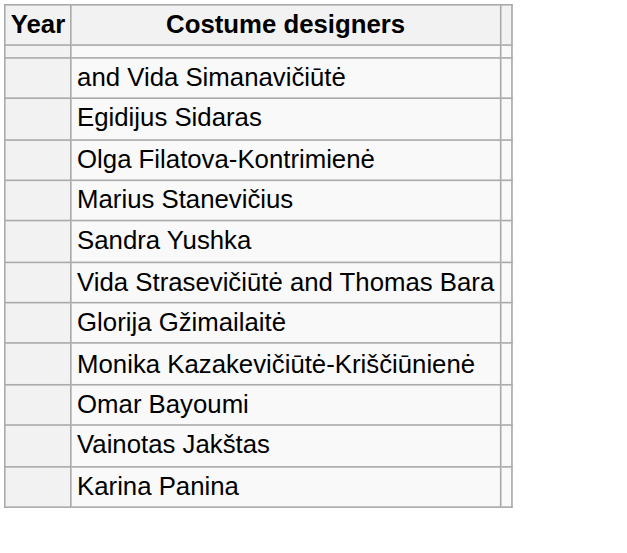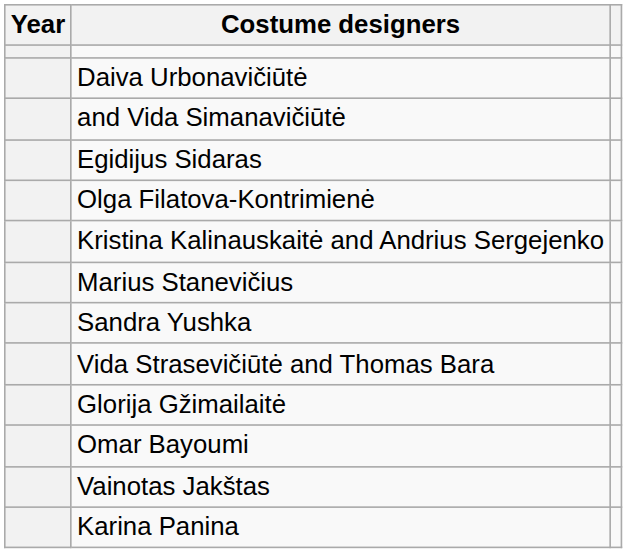+ row: (192, 77)
+ row: (341, 241)
- row: (276, 363)
